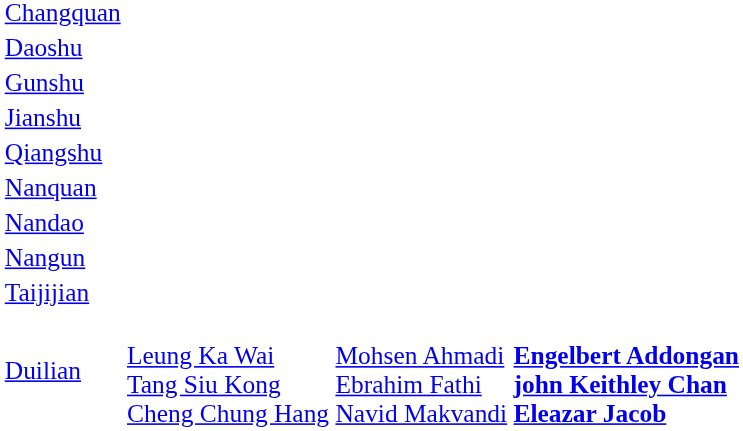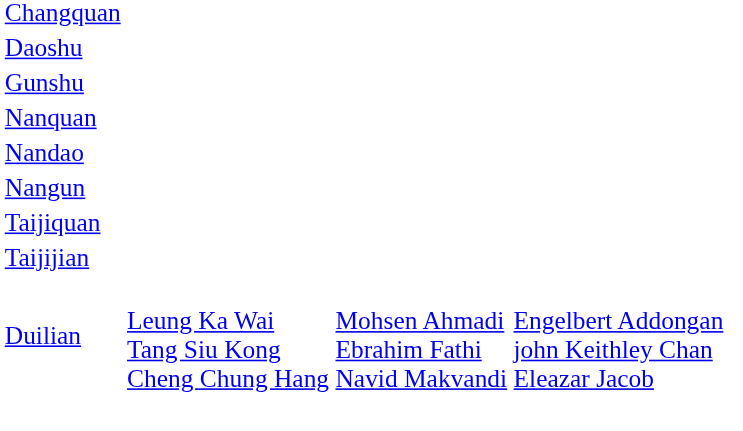- row: (43, 117)
- row: (54, 152)
+ row: (53, 222)
(626, 384) bold -> (618, 349) normal
